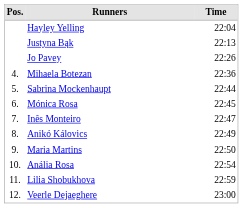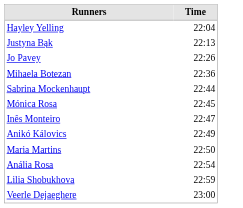- column: (15, 12)
